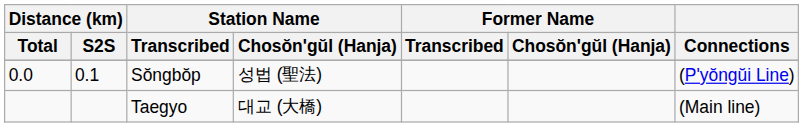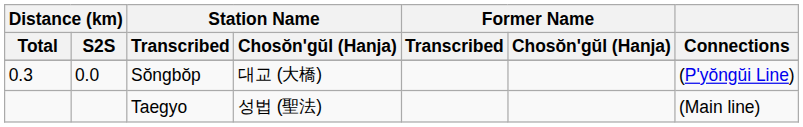(21, 76) 0.0 -> (21, 76) 0.3
(87, 76) 0.1 -> (87, 76) 0.0
(280, 75) 성법 (聖法) -> (280, 75) 대교 (大橋)
(280, 106) 대교 (大橋) -> (280, 106) 성법 (聖法)
